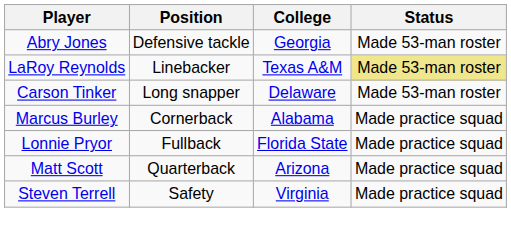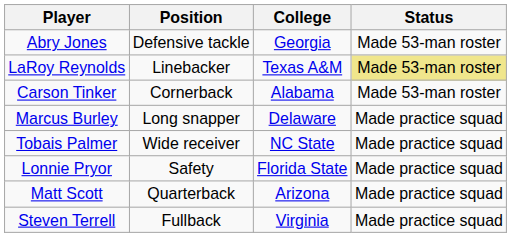(191, 93) Long snapper -> (191, 93) Cornerback
(302, 93) Delaware -> (302, 93) Alabama
(191, 118) Cornerback -> (191, 118) Long snapper
(302, 118) Alabama -> (302, 118) Delaware
+ row: (67, 144)
(191, 144) Fullback -> (191, 169) Safety
(191, 194) Safety -> (191, 219) Fullback
